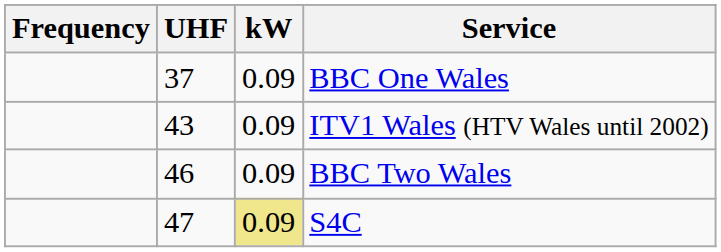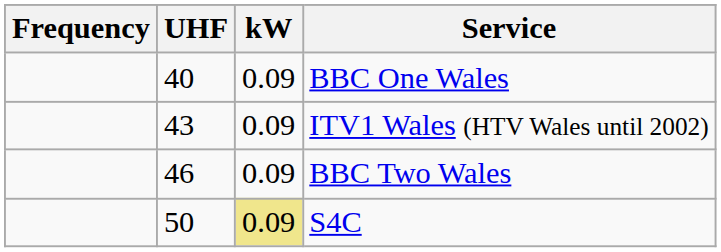(179, 76) 37 -> (179, 76) 40
(179, 221) 47 -> (179, 221) 50
